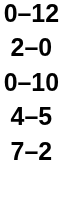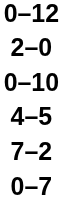+ row: (31, 186)
